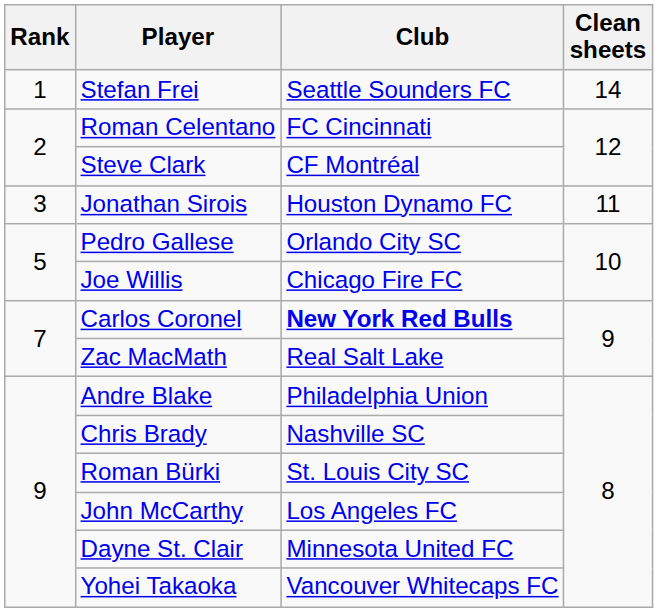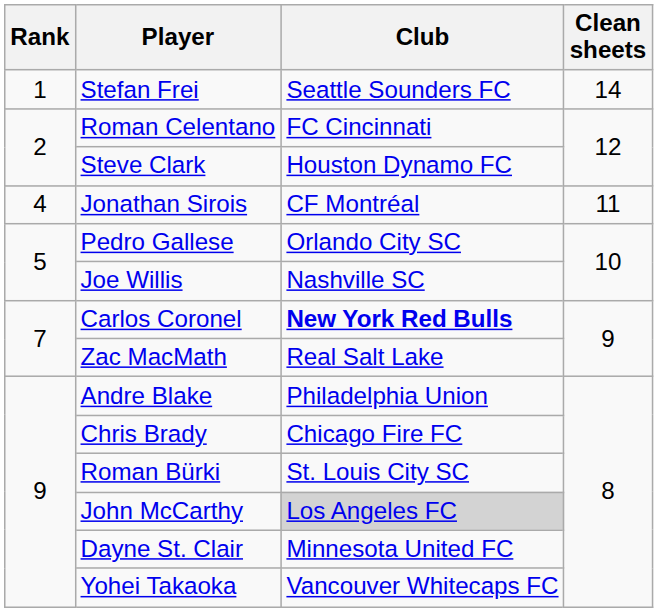(353, 165) CF Montréal -> (399, 165) Houston Dynamo FC
(40, 204) 3 -> (40, 204) 4
(399, 204) Houston Dynamo FC -> (353, 204) CF Montréal
(374, 280) Chicago Fire FC -> (356, 280) Nashville SC
(356, 434) Nashville SC -> (374, 434) Chicago Fire FC
(372, 510) no background -> (372, 510) lightgrey background
